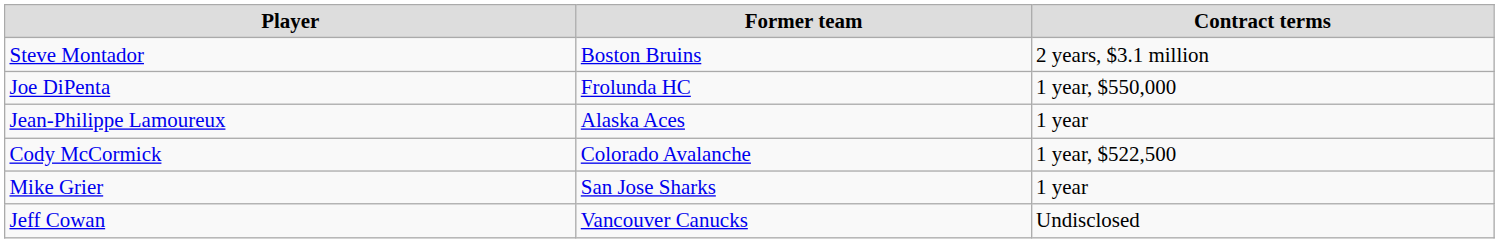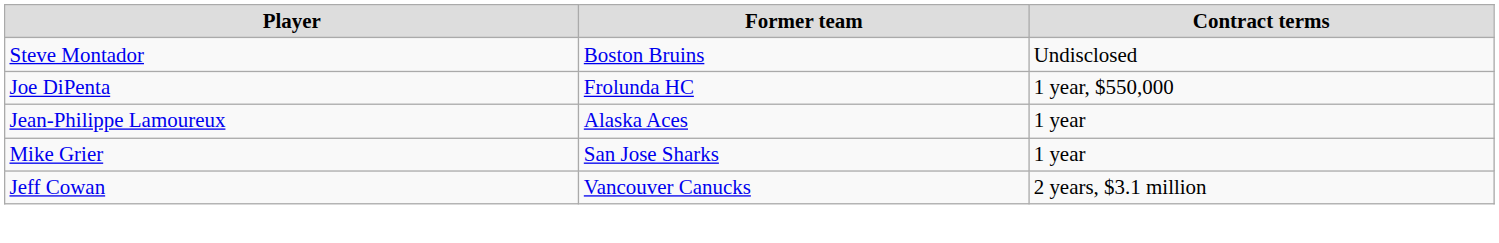(1123, 54) 2 years, $3.1 million -> (1085, 54) Undisclosed
- row: (85, 154)
(1088, 220) Undisclosed -> (1120, 187) 2 years, $3.1 million
